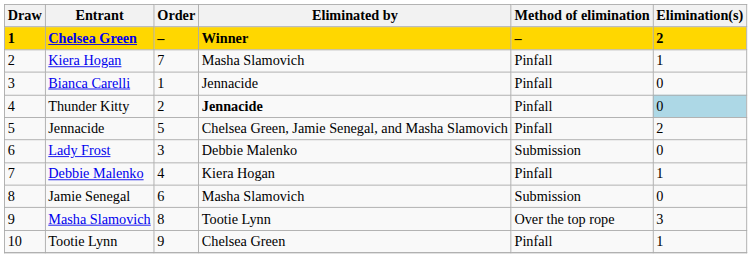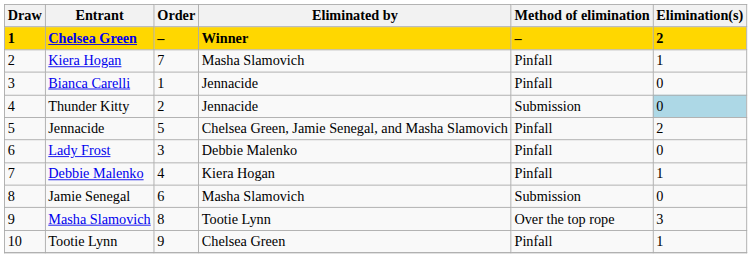(232, 106) bold -> (230, 106) normal
(533, 106) Pinfall -> (548, 106) Submission
(548, 151) Submission -> (533, 151) Pinfall
